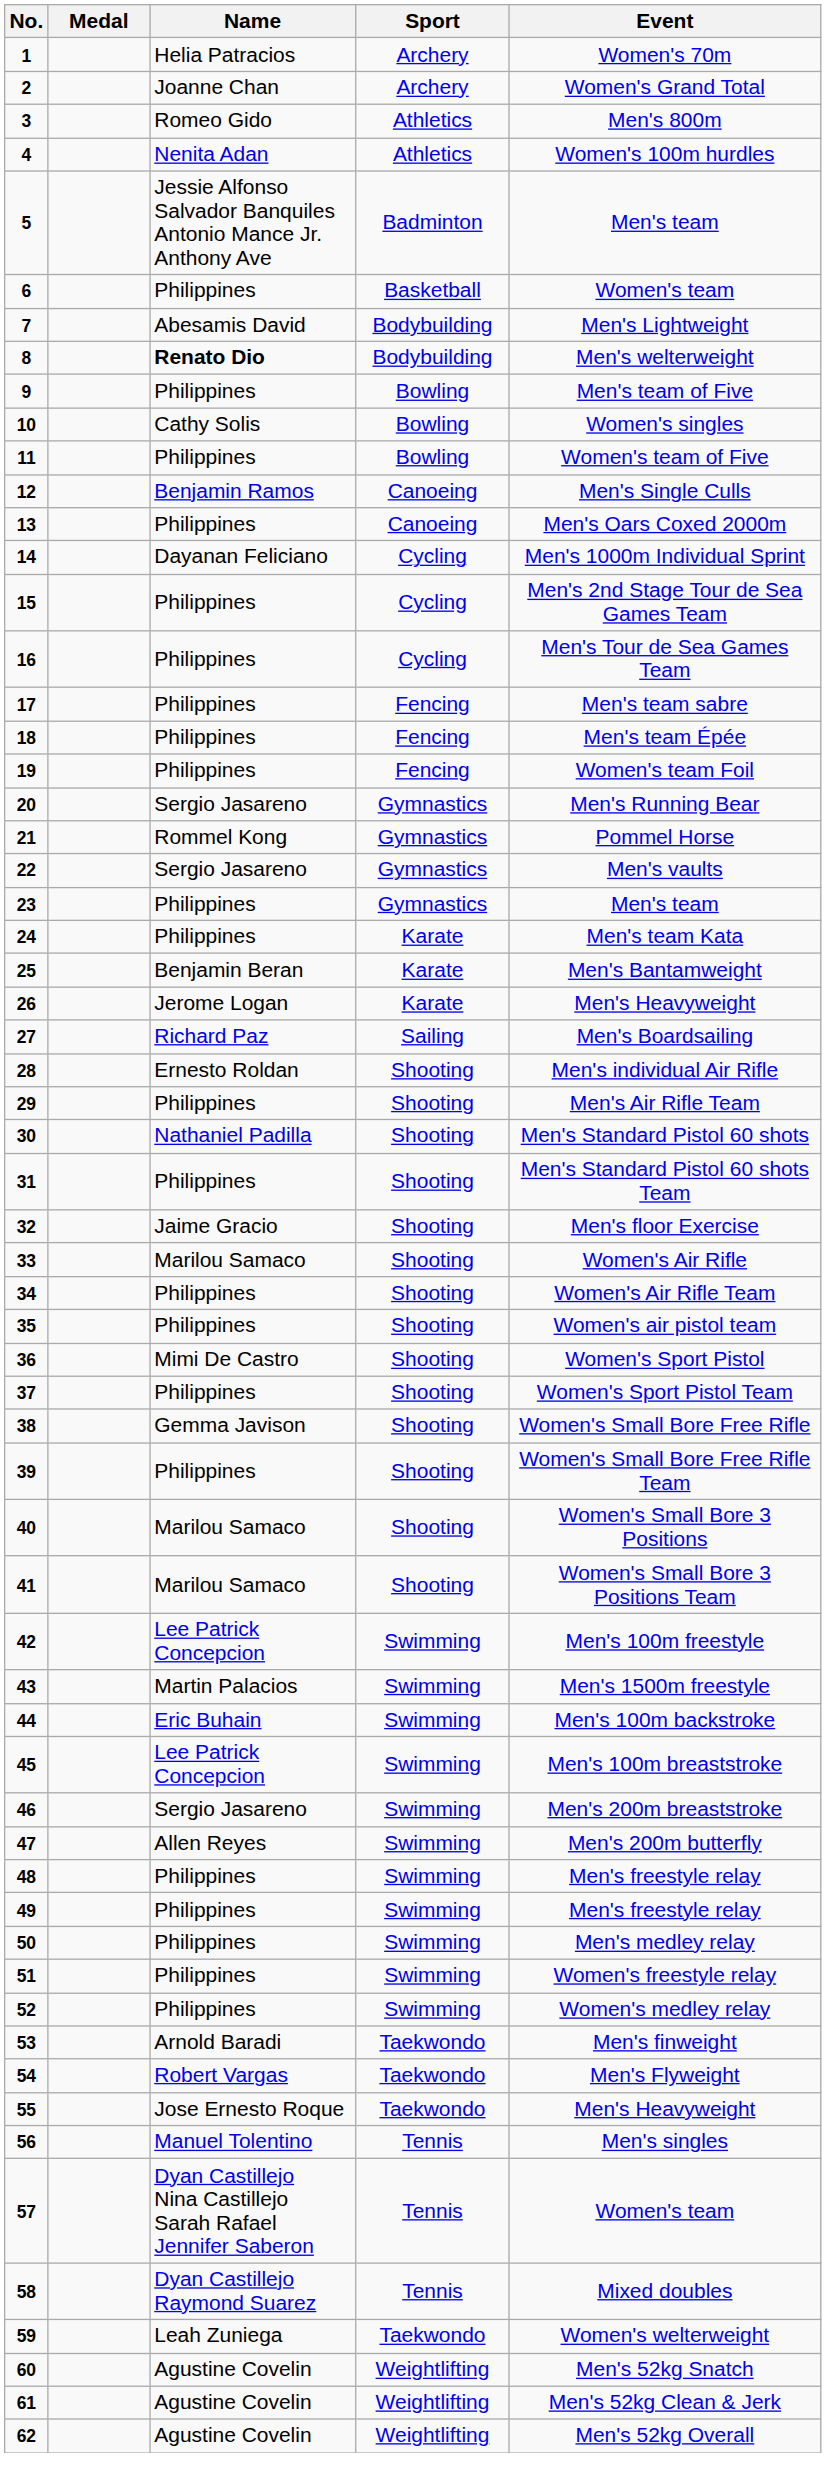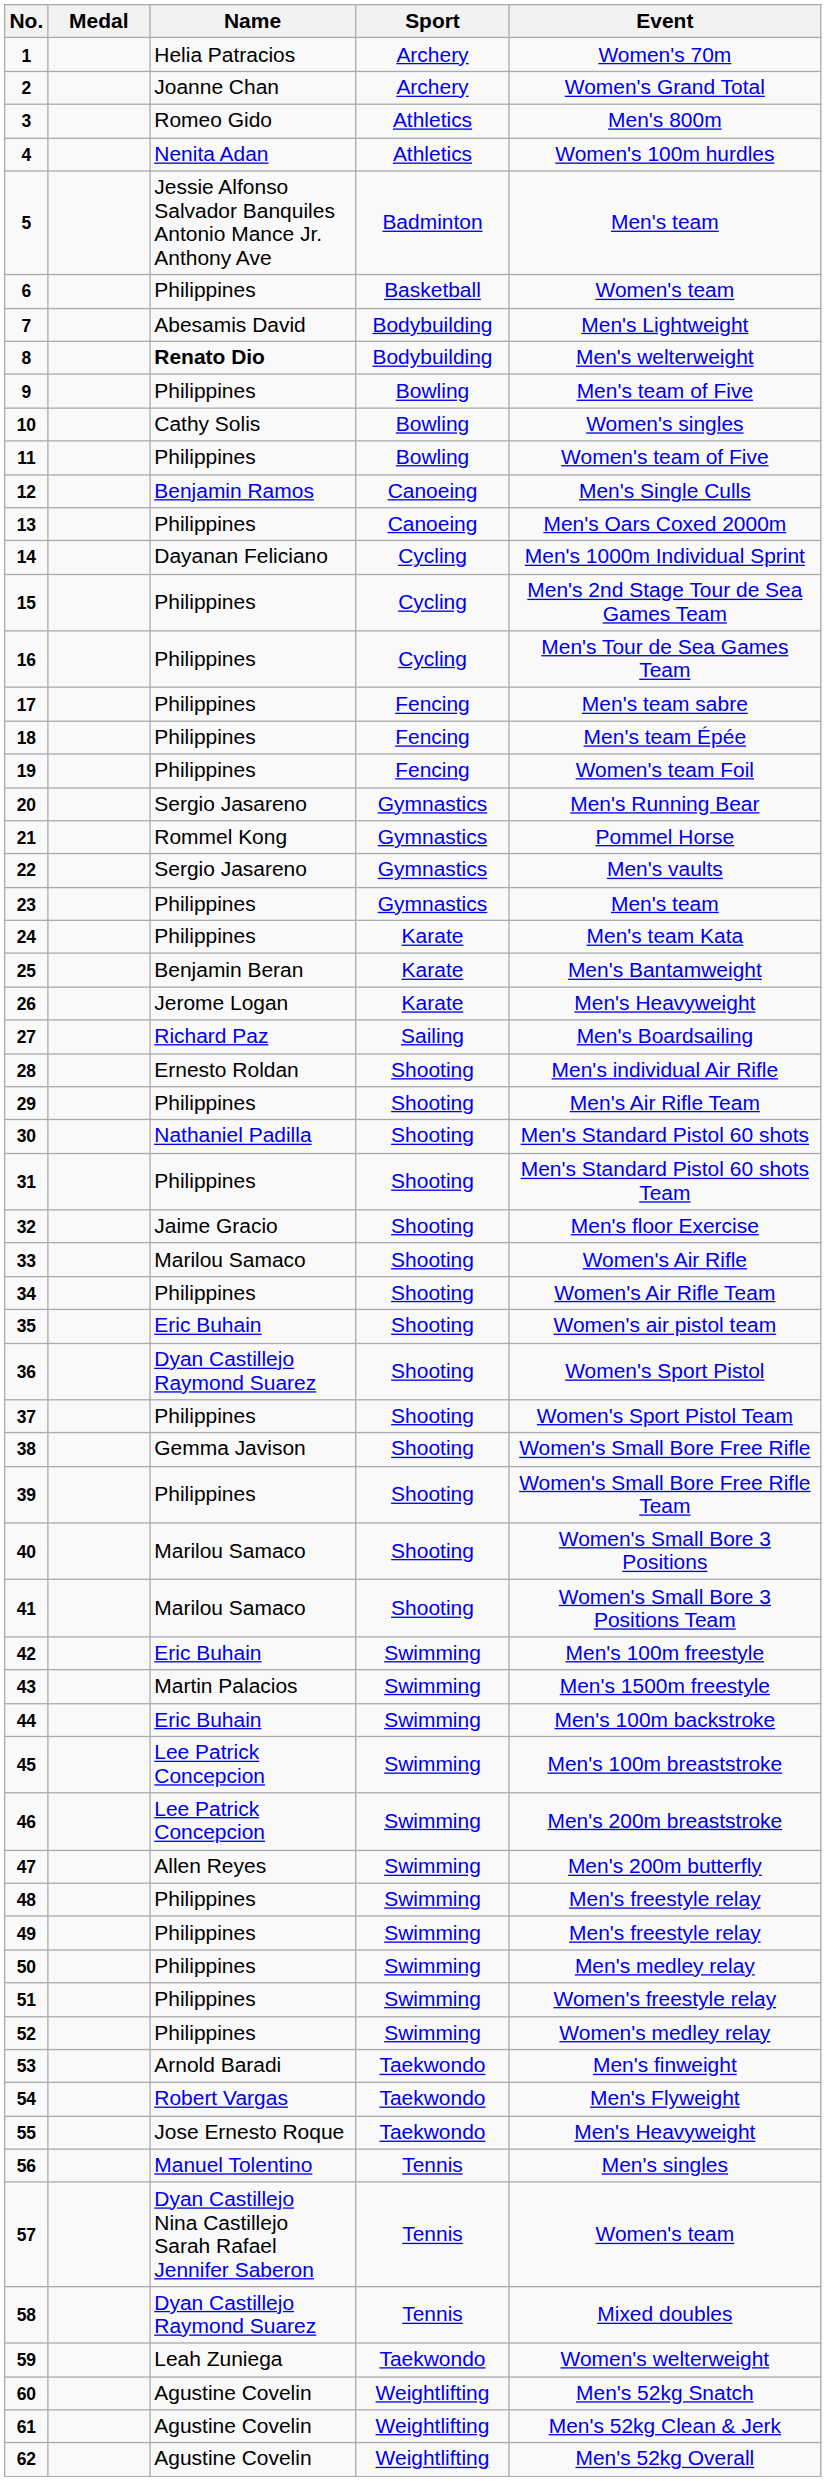(205, 1326) Philippines -> (208, 1326) Eric Buhain
(226, 1359) Mimi De Castro -> (235, 1371) Dyan Castillejo Raymond Suarez
(210, 1641) Lee Patrick Concepcion -> (208, 1653) Eric Buhain
(231, 1809) Sergio Jasareno -> (210, 1821) Lee Patrick Concepcion
